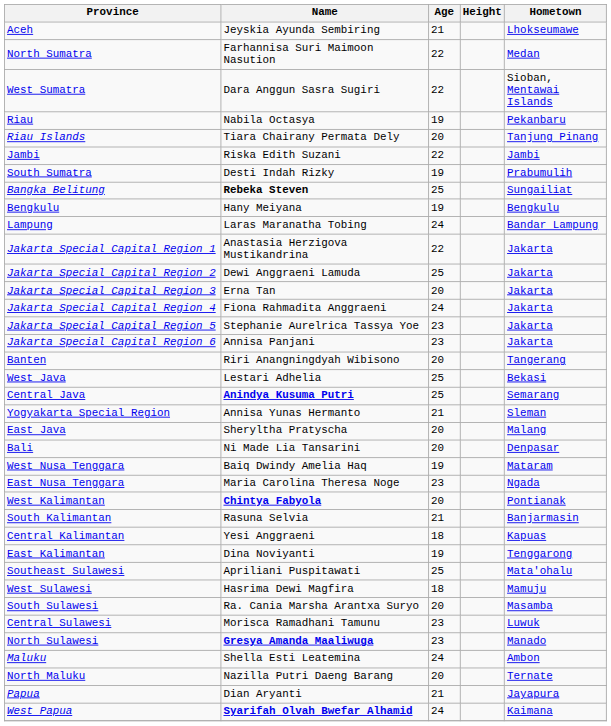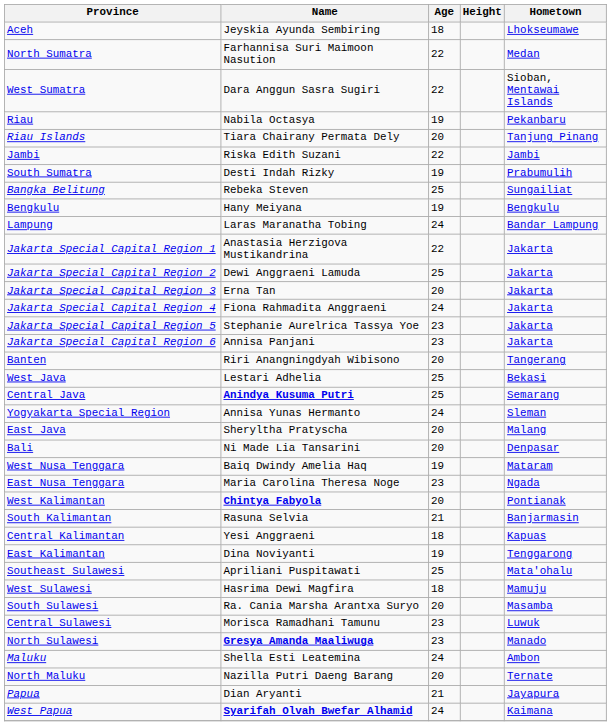(438, 31) 21 -> (438, 31) 18
(266, 191) bold -> (266, 191) normal
(438, 414) 21 -> (438, 414) 24
